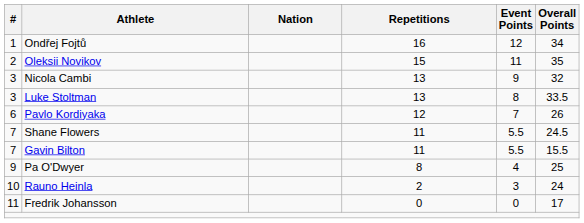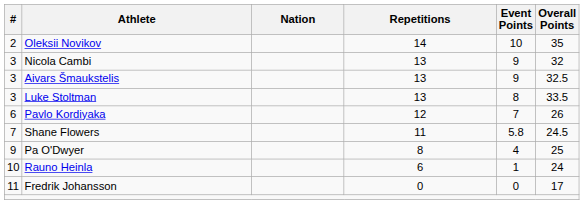- row: (55, 43)
(419, 61) 15 -> (420, 43) 14
(516, 61) 11 -> (516, 43) 10
+ row: (72, 79)
(516, 132) 5.5 -> (516, 132) 5.8
- row: (55, 150)
(419, 185) 2 -> (420, 168) 6
(516, 185) 3 -> (516, 168) 1
